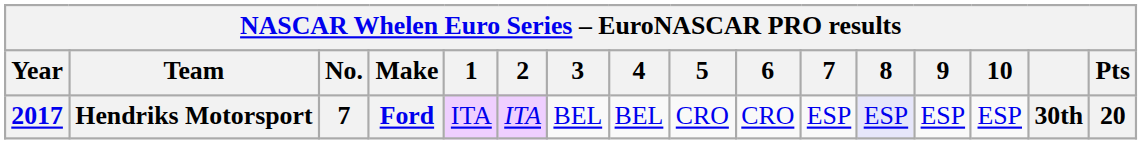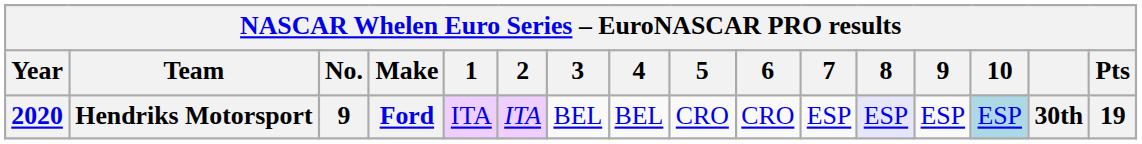(37, 116) 2017 -> (37, 116) 2020
(344, 116) 7 -> (344, 116) 9
(1000, 116) no background -> (1000, 116) lightblue background
(1113, 116) 20 -> (1113, 116) 19
